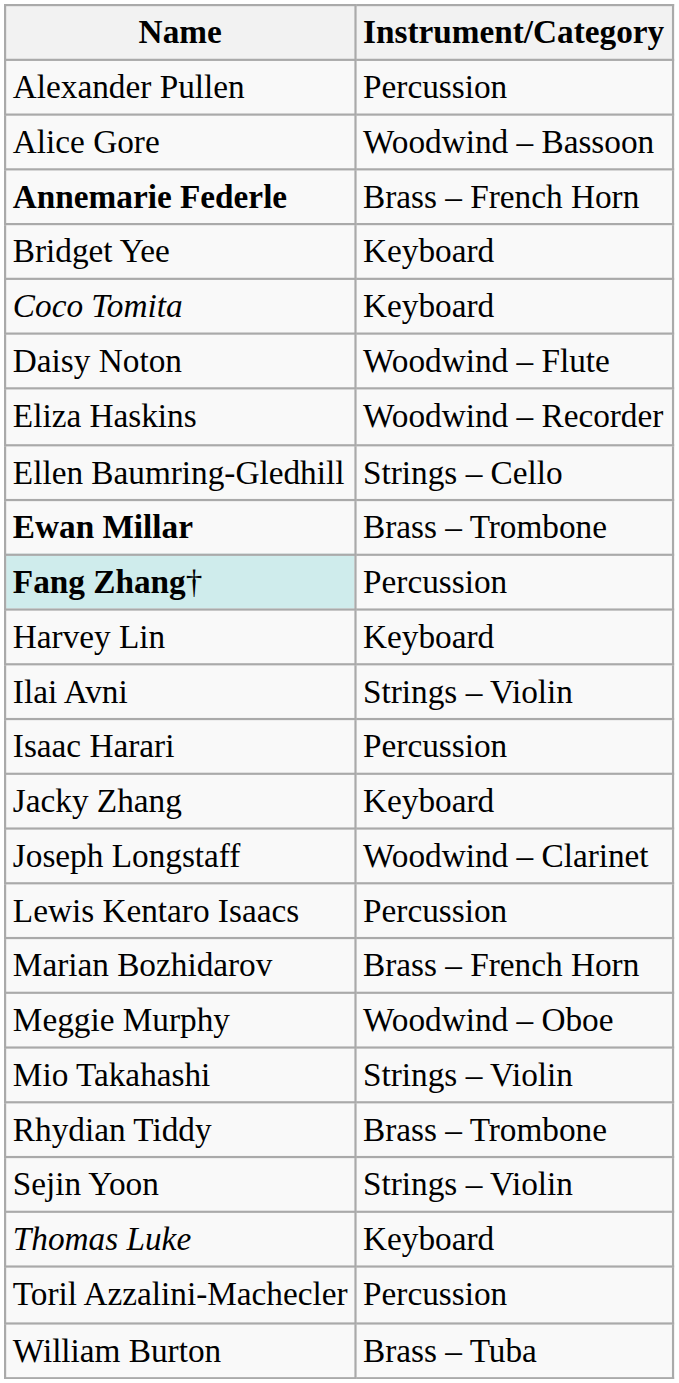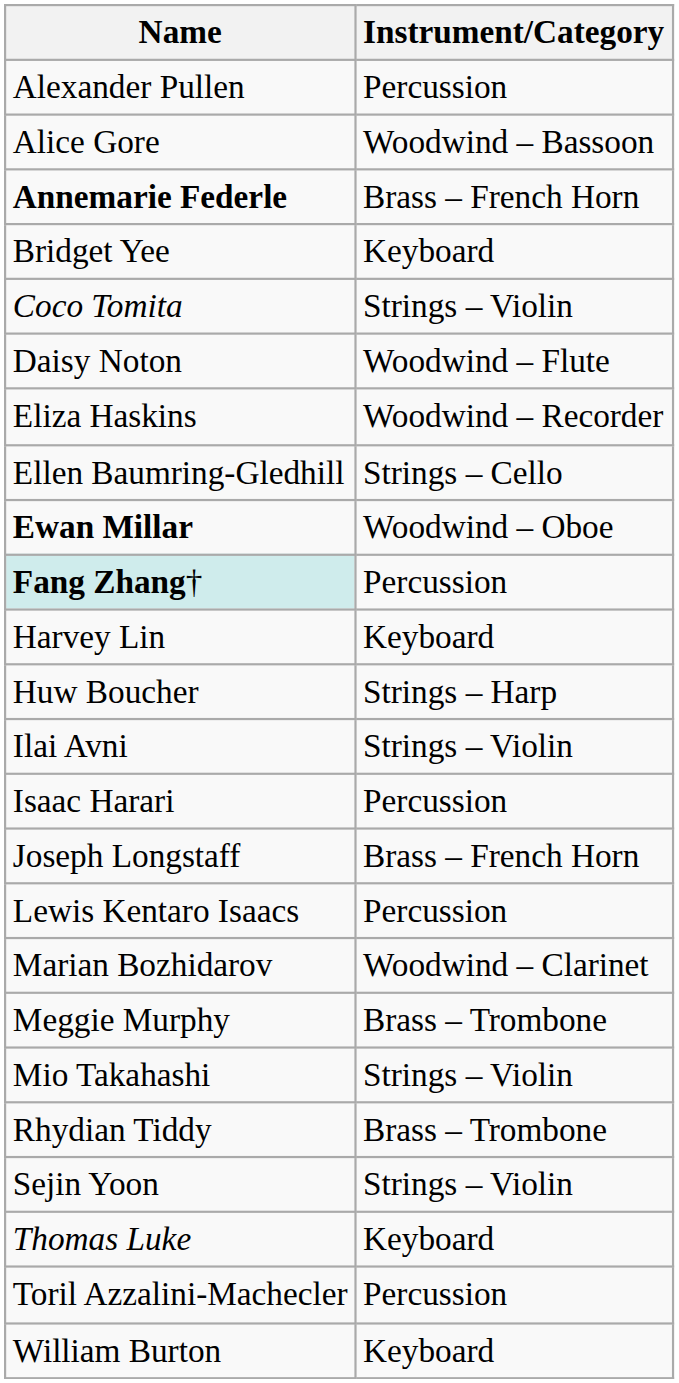(429, 306) Keyboard -> (468, 306) Strings – Violin
(485, 526) Brass – Trombone -> (488, 526) Woodwind – Oboe
+ row: (106, 690)
- row: (97, 800)
(506, 855) Woodwind – Clarinet -> (501, 855) Brass – French Horn
(501, 965) Brass – French Horn -> (506, 965) Woodwind – Clarinet
(488, 1020) Woodwind – Oboe -> (485, 1020) Brass – Trombone
(450, 1349) Brass – Tuba -> (429, 1349) Keyboard
